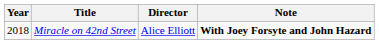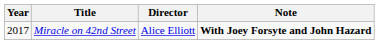(18, 30) 2018 -> (18, 30) 2017
